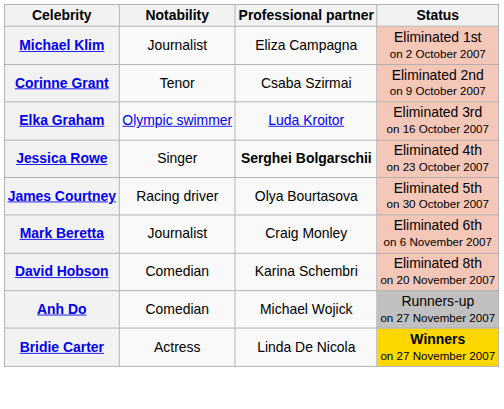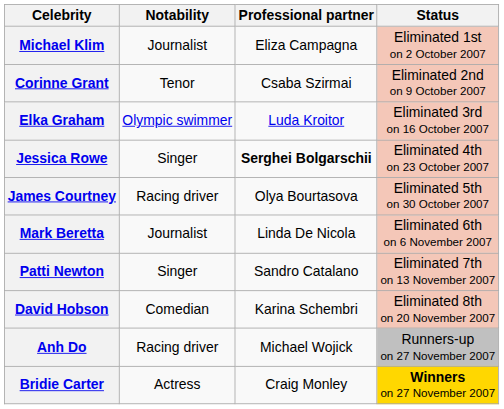(306, 234) Craig Monley -> (306, 234) Linda De Nicola
+ row: (62, 271)
(177, 309) Comedian -> (177, 347) Racing driver
(306, 347) Linda De Nicola -> (306, 385) Craig Monley
